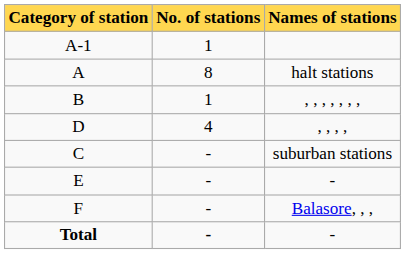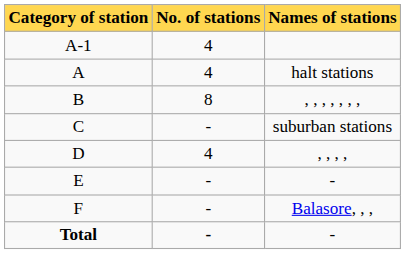(208, 45) 1 -> (208, 45) 4
(208, 72) 8 -> (208, 72) 4
(208, 99) 1 -> (208, 99) 8
rows swapped: (78, 153) <-> (78, 126)
